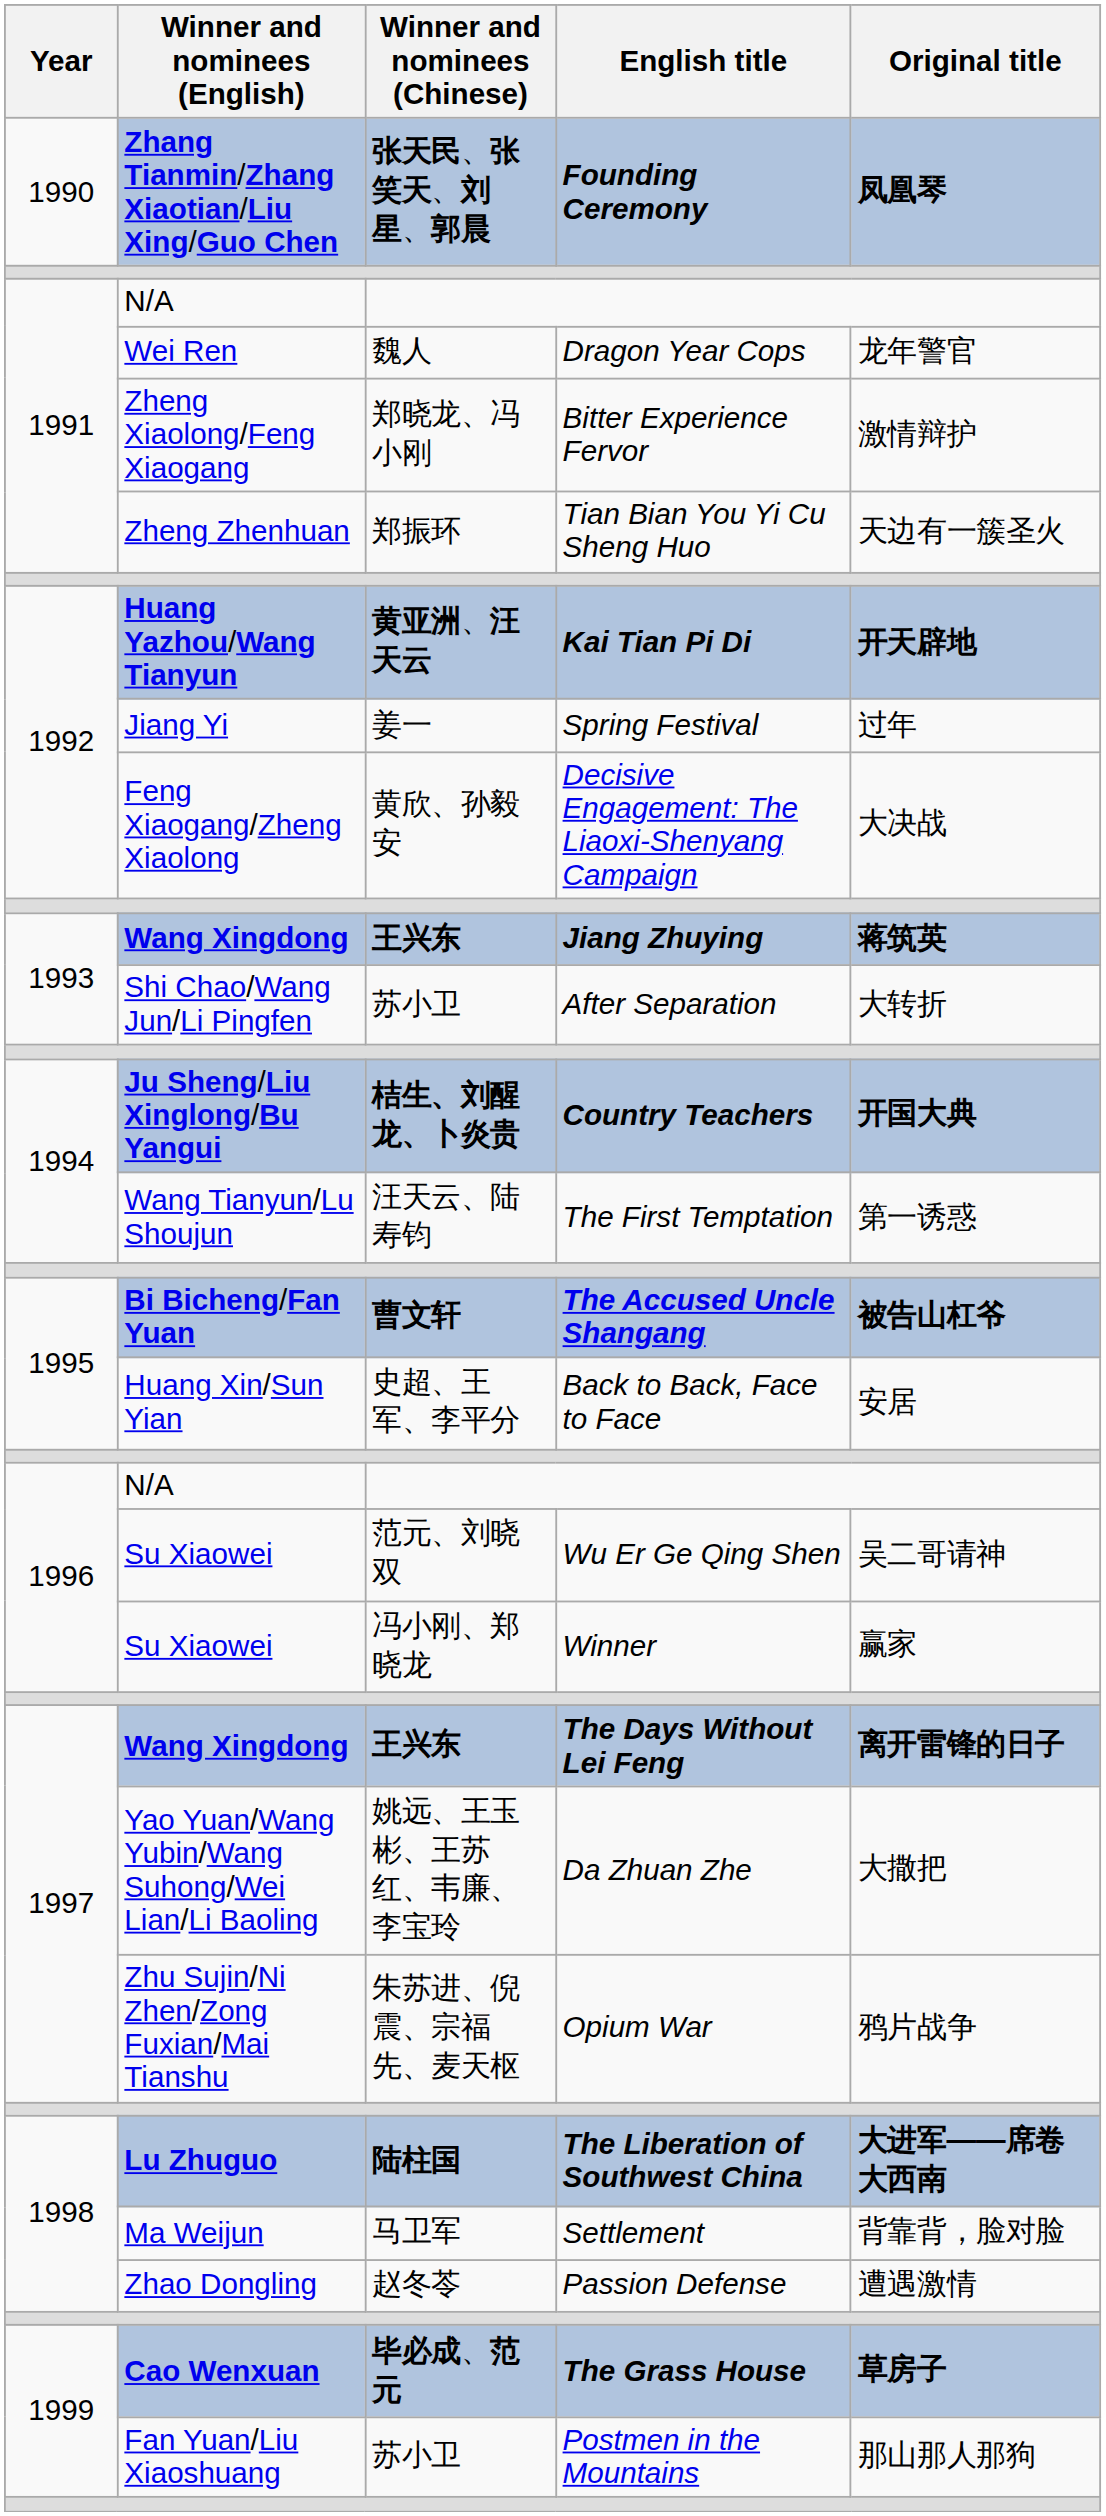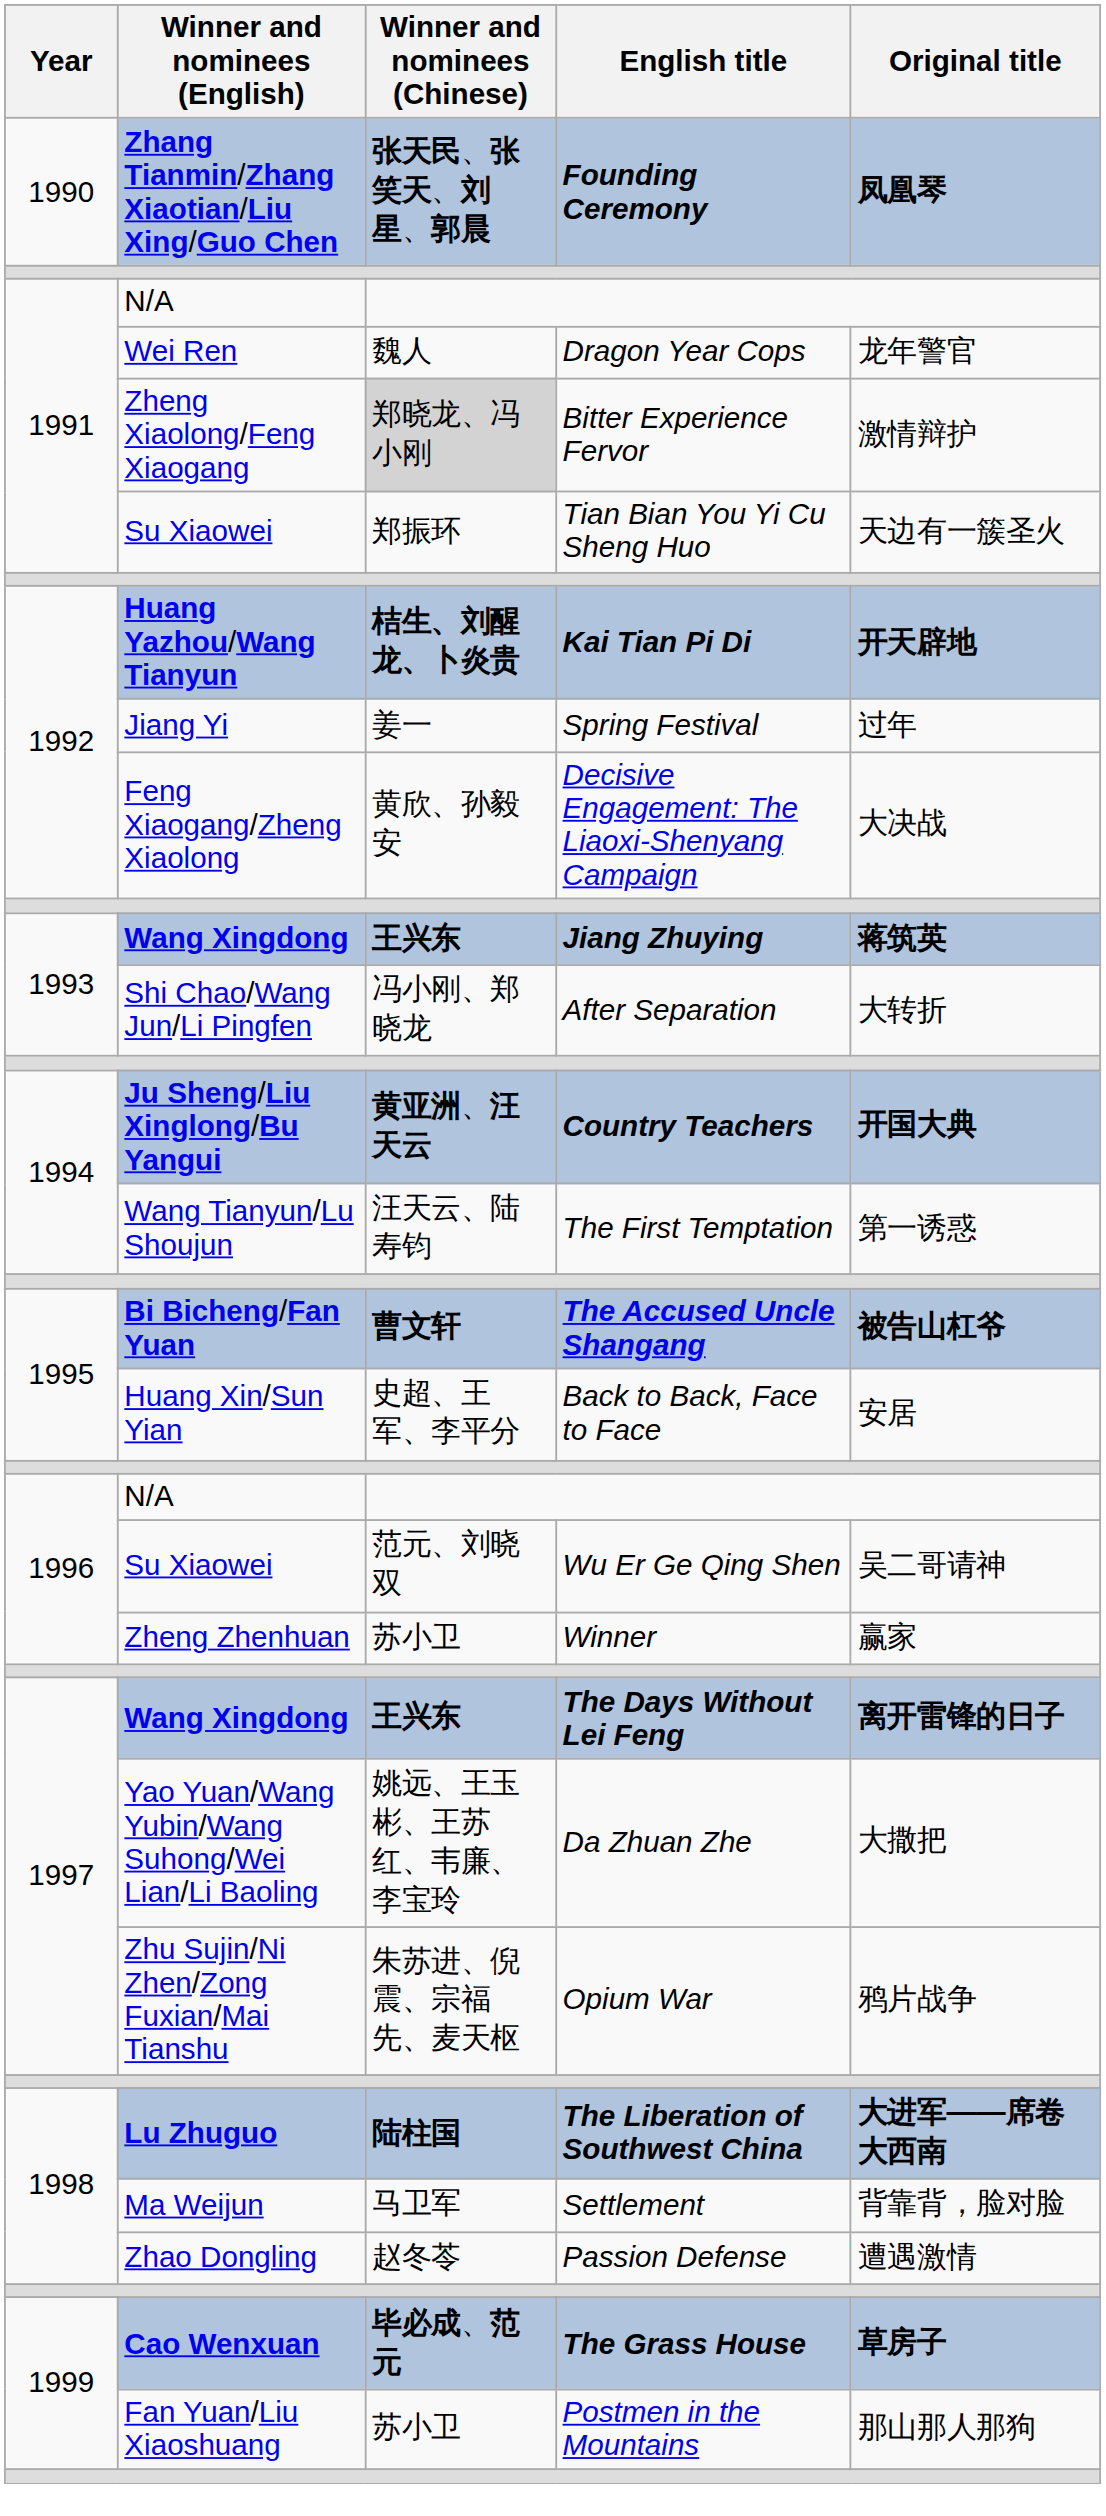(446, 433) no background -> (446, 433) lightgrey background
(237, 531) Zheng Zhenhuan -> (198, 531) Su Xiaowei
(446, 641) 黄亚洲、汪天云 -> (446, 641) 桔生、刘醒龙、卜炎贵
(416, 1003) 苏小卫 -> (446, 1009) 冯小刚、郑晓龙
(446, 1114) 桔生、刘醒龙、卜炎贵 -> (446, 1125) 黄亚洲、汪天云
(198, 1646) Su Xiaowei -> (237, 1637) Zheng Zhenhuan
(446, 1645) 冯小刚、郑晓龙 -> (416, 1636) 苏小卫
